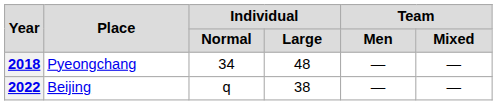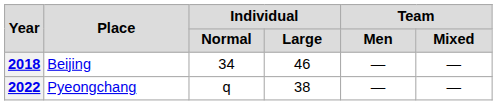(92, 63) Pyeongchang -> (69, 63) Beijing
(302, 63) 48 -> (302, 63) 46
(69, 87) Beijing -> (92, 87) Pyeongchang
